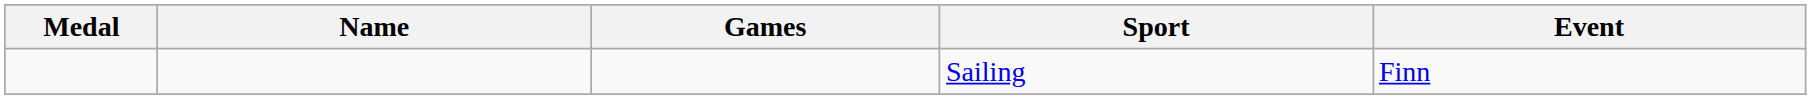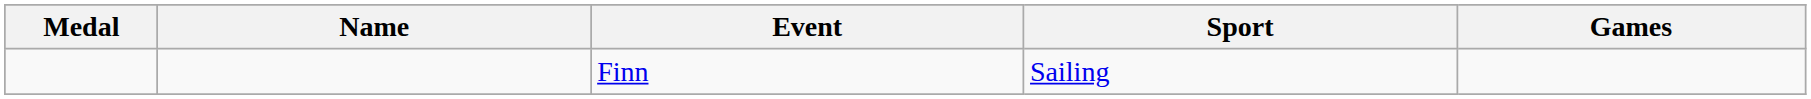columns swapped: (765, 26) <-> (1589, 26)
